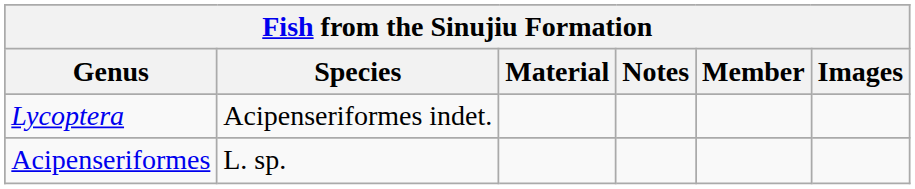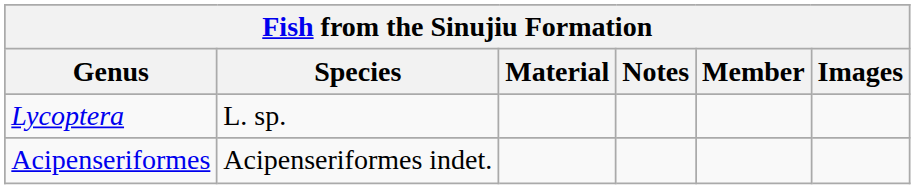(358, 115) Acipenseriformes indet. -> (255, 115) L. sp.
(255, 159) L. sp. -> (358, 159) Acipenseriformes indet.
